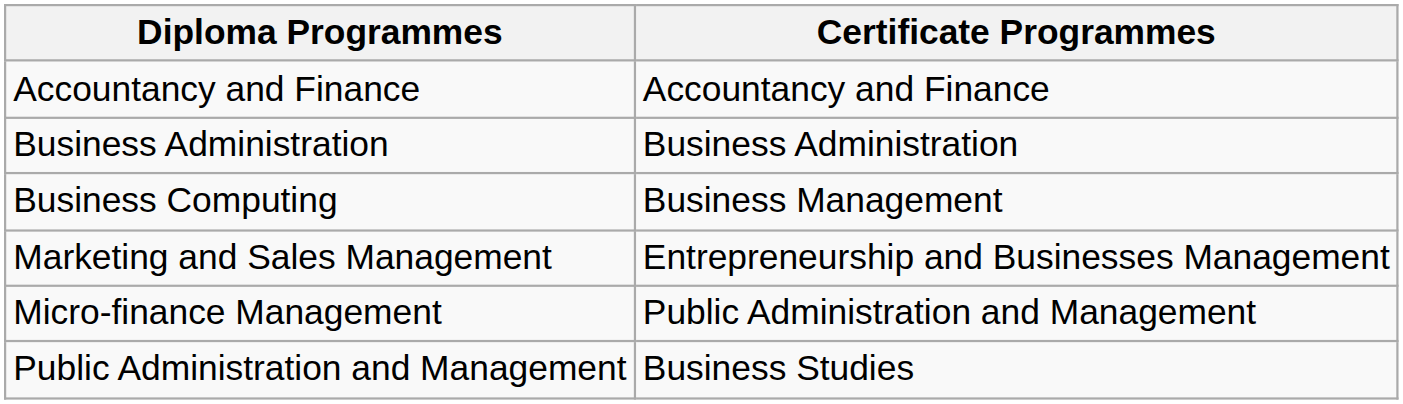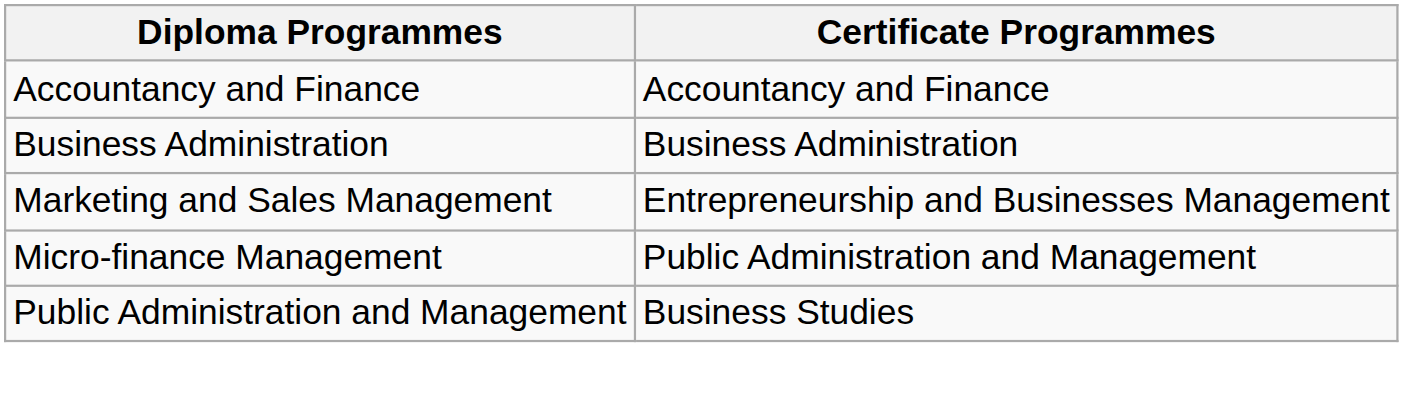- row: (175, 200)
